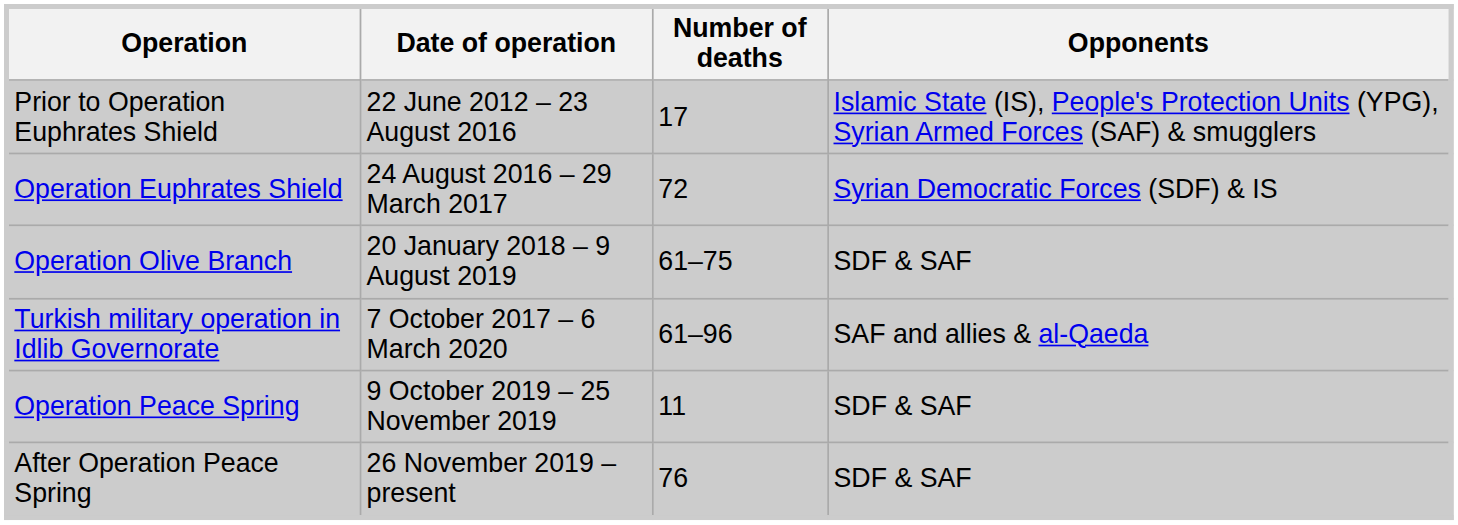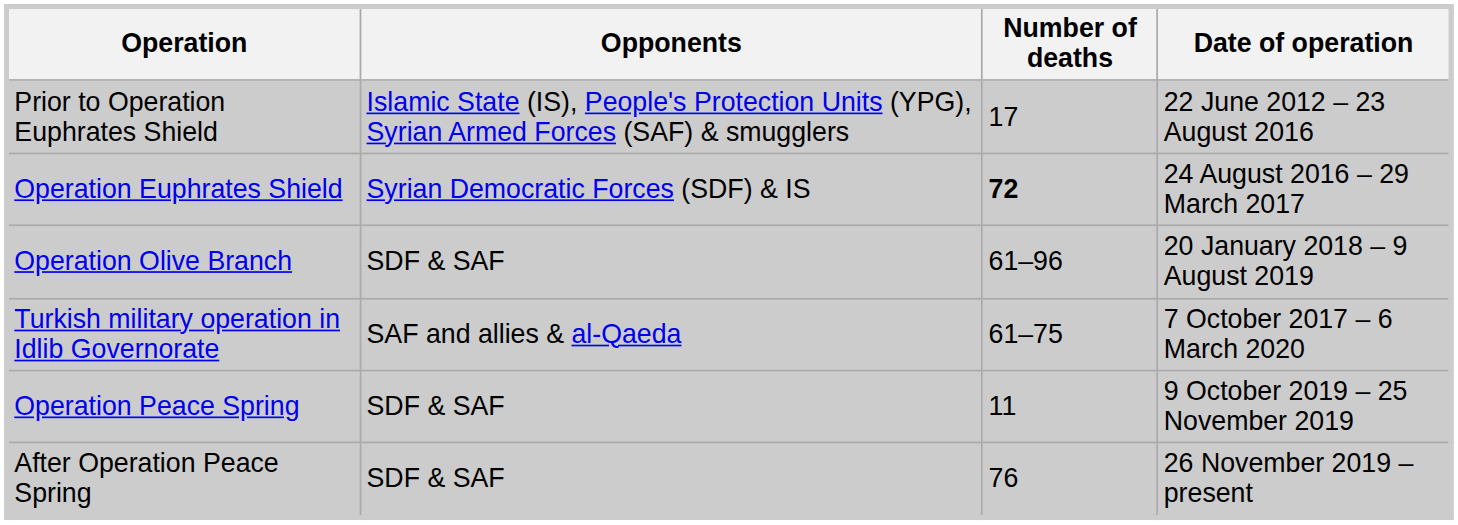columns swapped: (506, 44) <-> (1138, 44)
(673, 188) normal -> (1003, 188) bold
(695, 261) 61–75 -> (1026, 261) 61–96
(695, 333) 61–96 -> (1026, 333) 61–75
